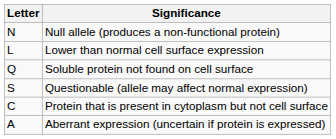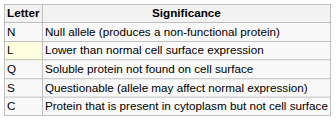(10, 50) no background -> (10, 50) lightyellow background
- row: (185, 124)
